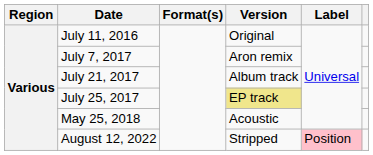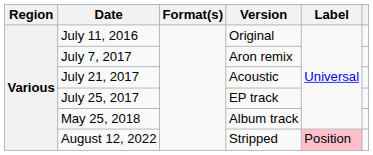(264, 77) Album track -> (254, 77) Acoustic
(254, 98) khaki background -> (254, 98) no background
(254, 118) Acoustic -> (264, 118) Album track
